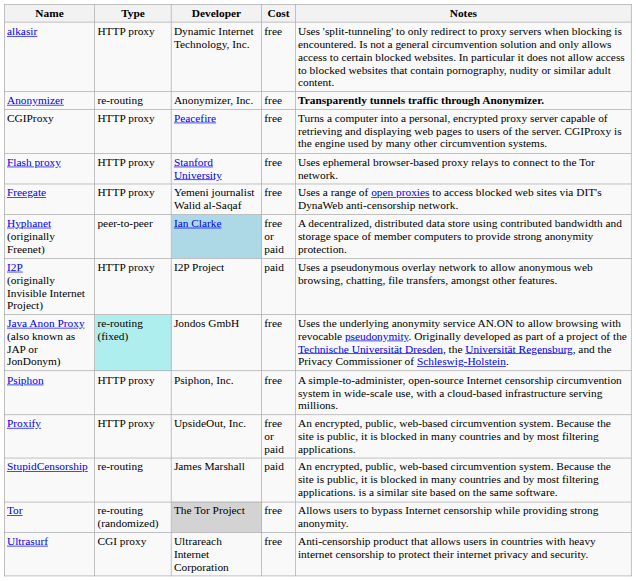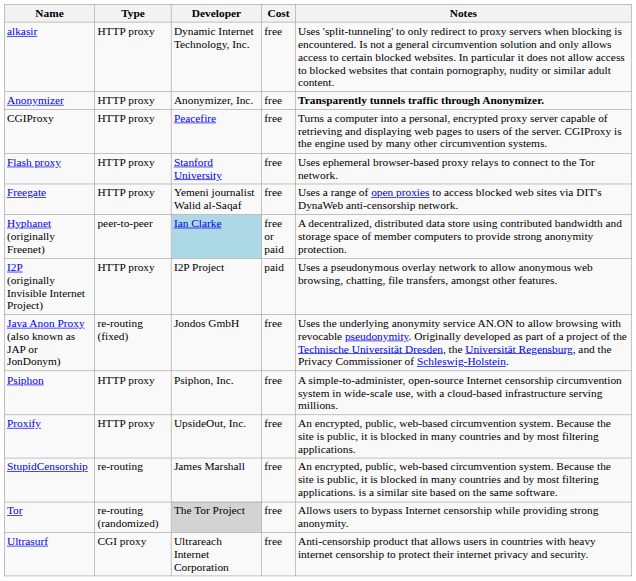(120, 100) re-routing -> (126, 100) HTTP proxy
(120, 330) paleturquoise background -> (120, 330) no background
(274, 436) free or paid -> (273, 423) free
(274, 467) paid -> (273, 467) free
